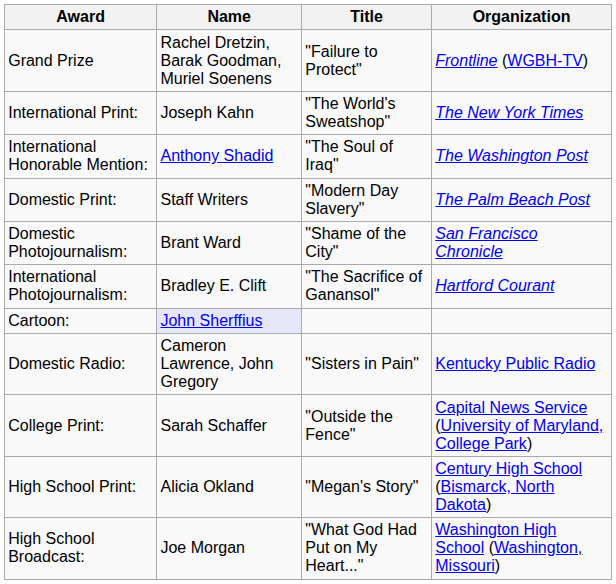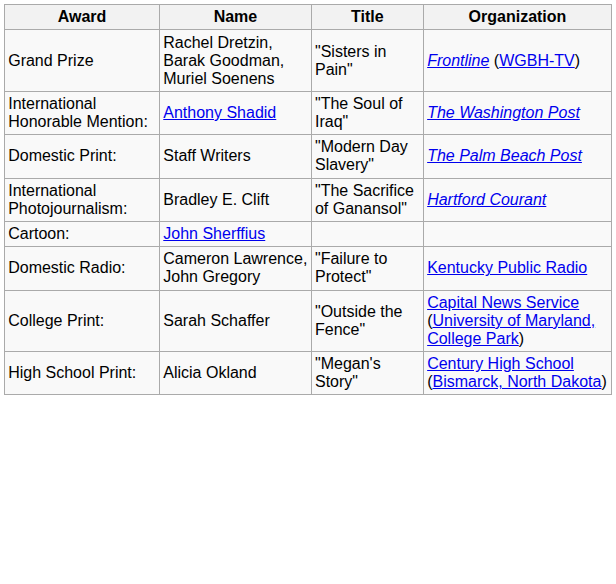(342, 60) "Failure to Protect" -> (351, 60) "Sisters in Pain"
- row: (73, 112)
- row: (68, 243)
(211, 320) lavender background -> (214, 234) no background
(362, 364) "Sisters in Pain" -> (351, 268) "Failure to Protect"
- row: (51, 548)
